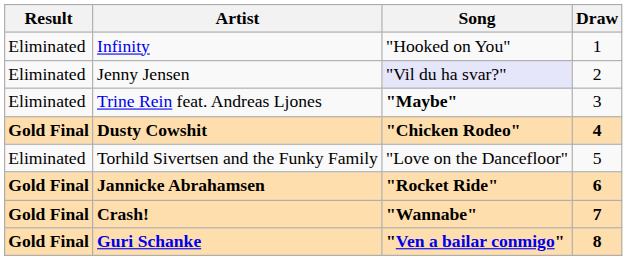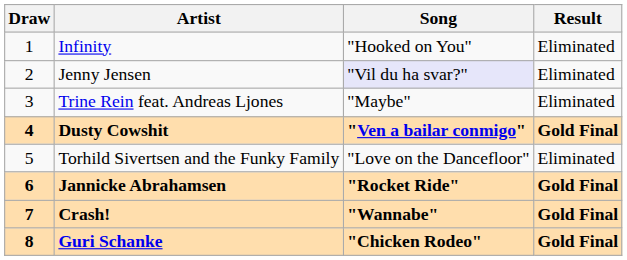columns swapped: (597, 18) <-> (49, 18)
(422, 102) bold -> (379, 102) normal
(453, 130) "Chicken Rodeo" -> (437, 130) "Ven a bailar conmigo"
(475, 241) "Ven a bailar conmigo" -> (415, 241) "Chicken Rodeo"
